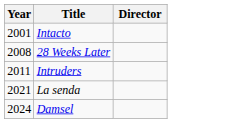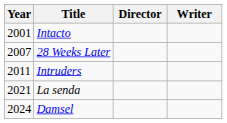+ column: (194, 14)
(19, 52) 2008 -> (19, 52) 2007
